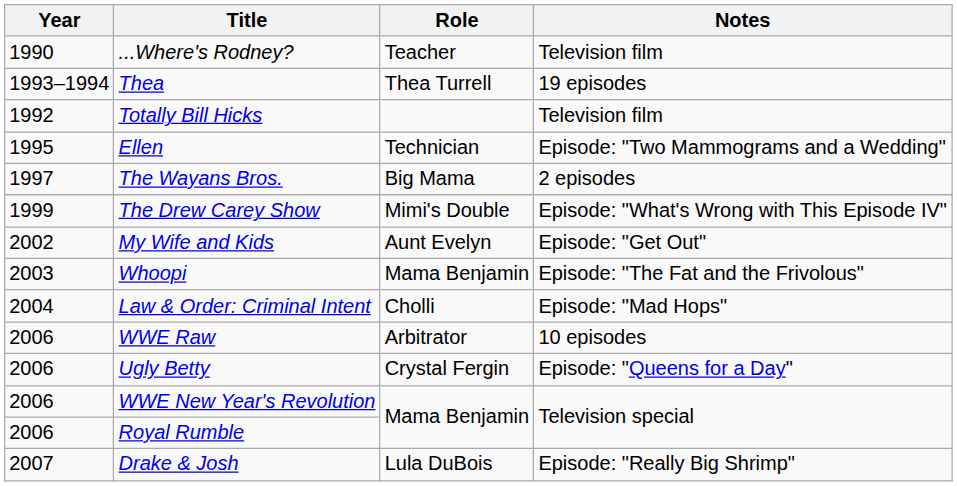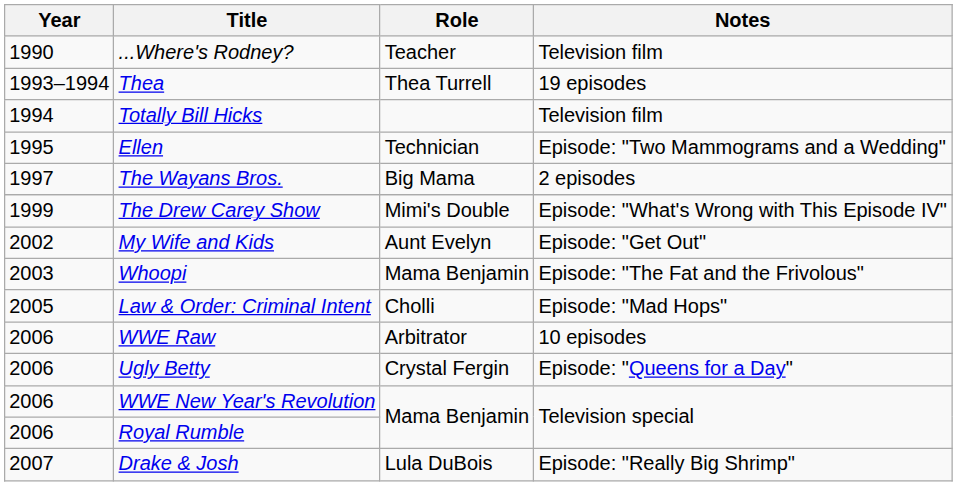(31, 115) 1992 -> (31, 115) 1994
(31, 305) 2004 -> (31, 305) 2005
